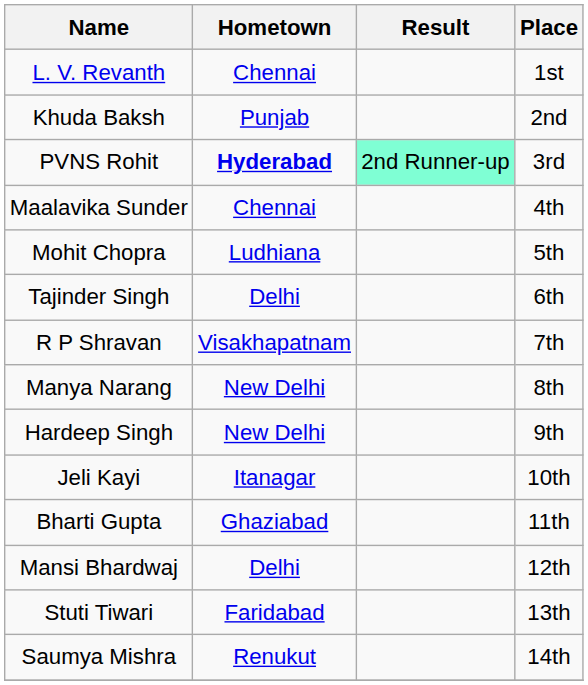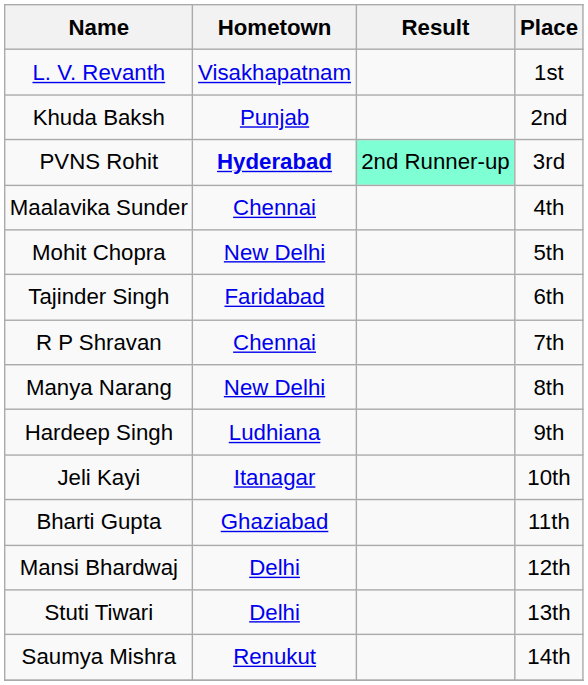(275, 72) Chennai -> (275, 72) Visakhapatnam
(275, 252) Ludhiana -> (275, 252) New Delhi
(275, 297) Delhi -> (275, 297) Faridabad
(275, 342) Visakhapatnam -> (275, 342) Chennai
(275, 432) New Delhi -> (275, 432) Ludhiana
(275, 612) Faridabad -> (275, 612) Delhi
